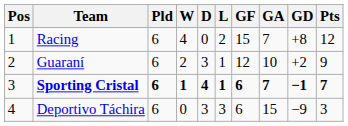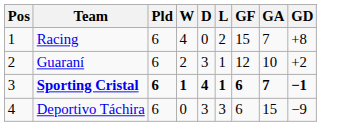- column: (330, 16)
